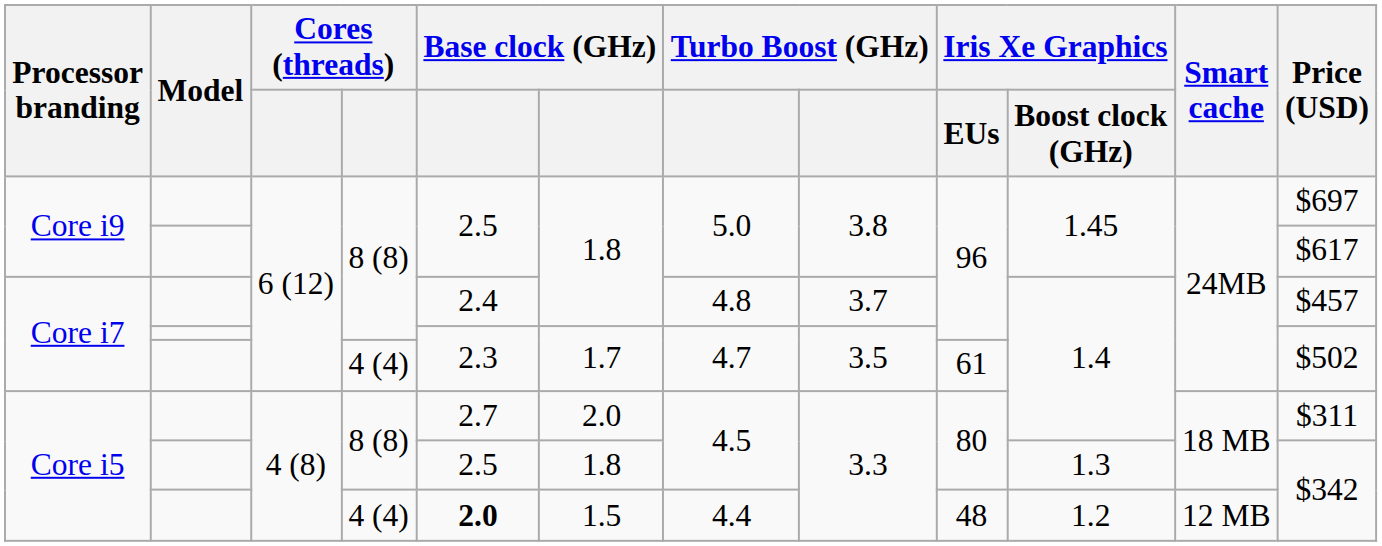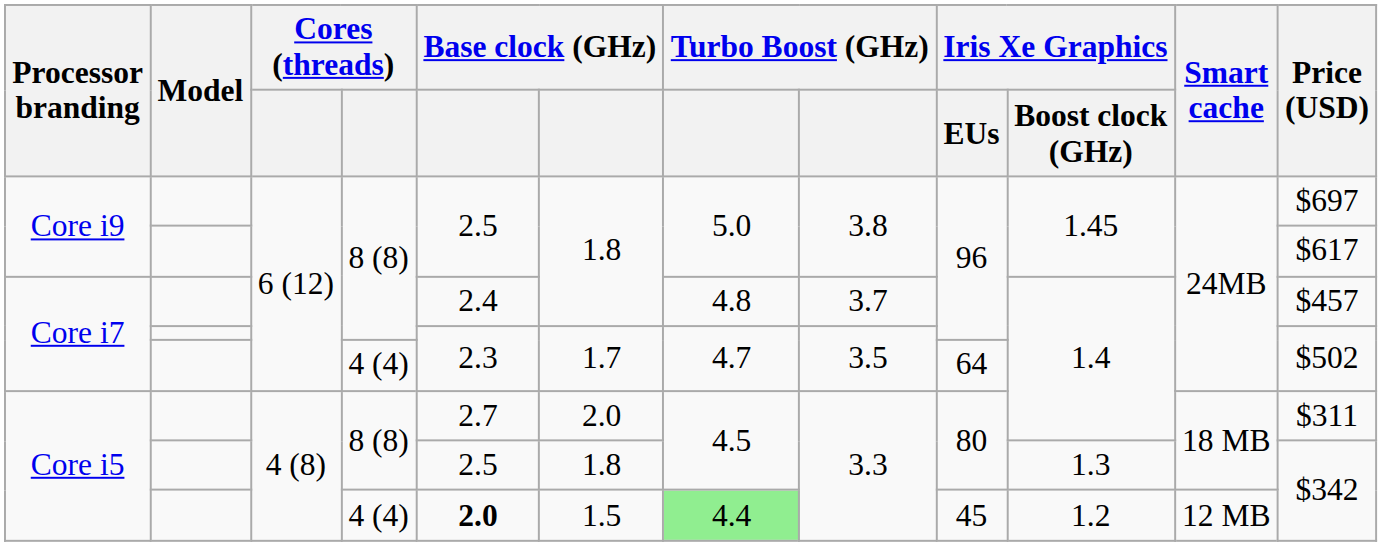(971, 364) 61 -> (971, 364) 64
(732, 514) no background -> (732, 514) lightgreen background
(971, 514) 48 -> (971, 514) 45
